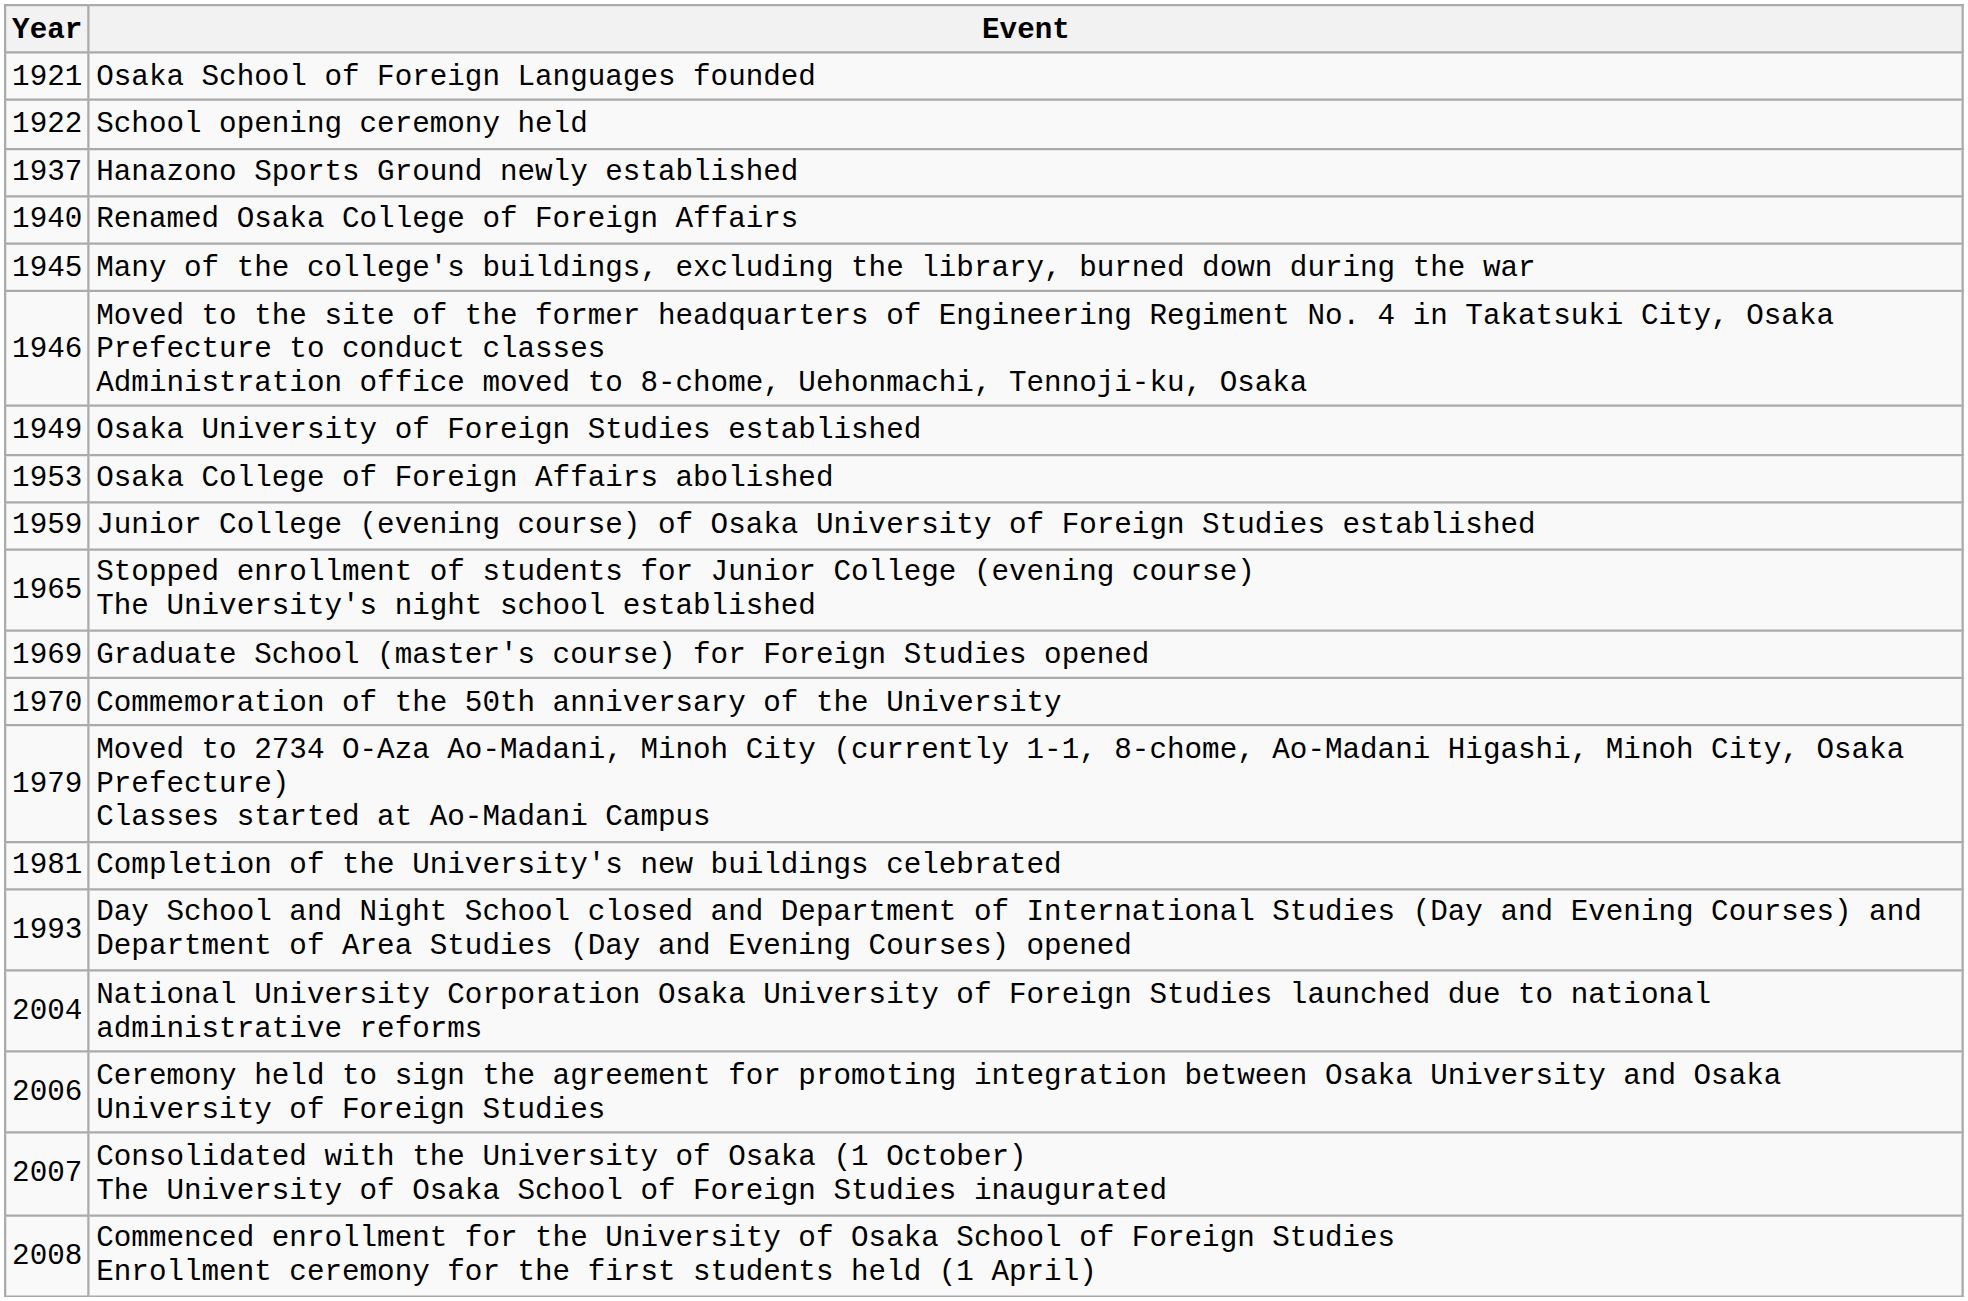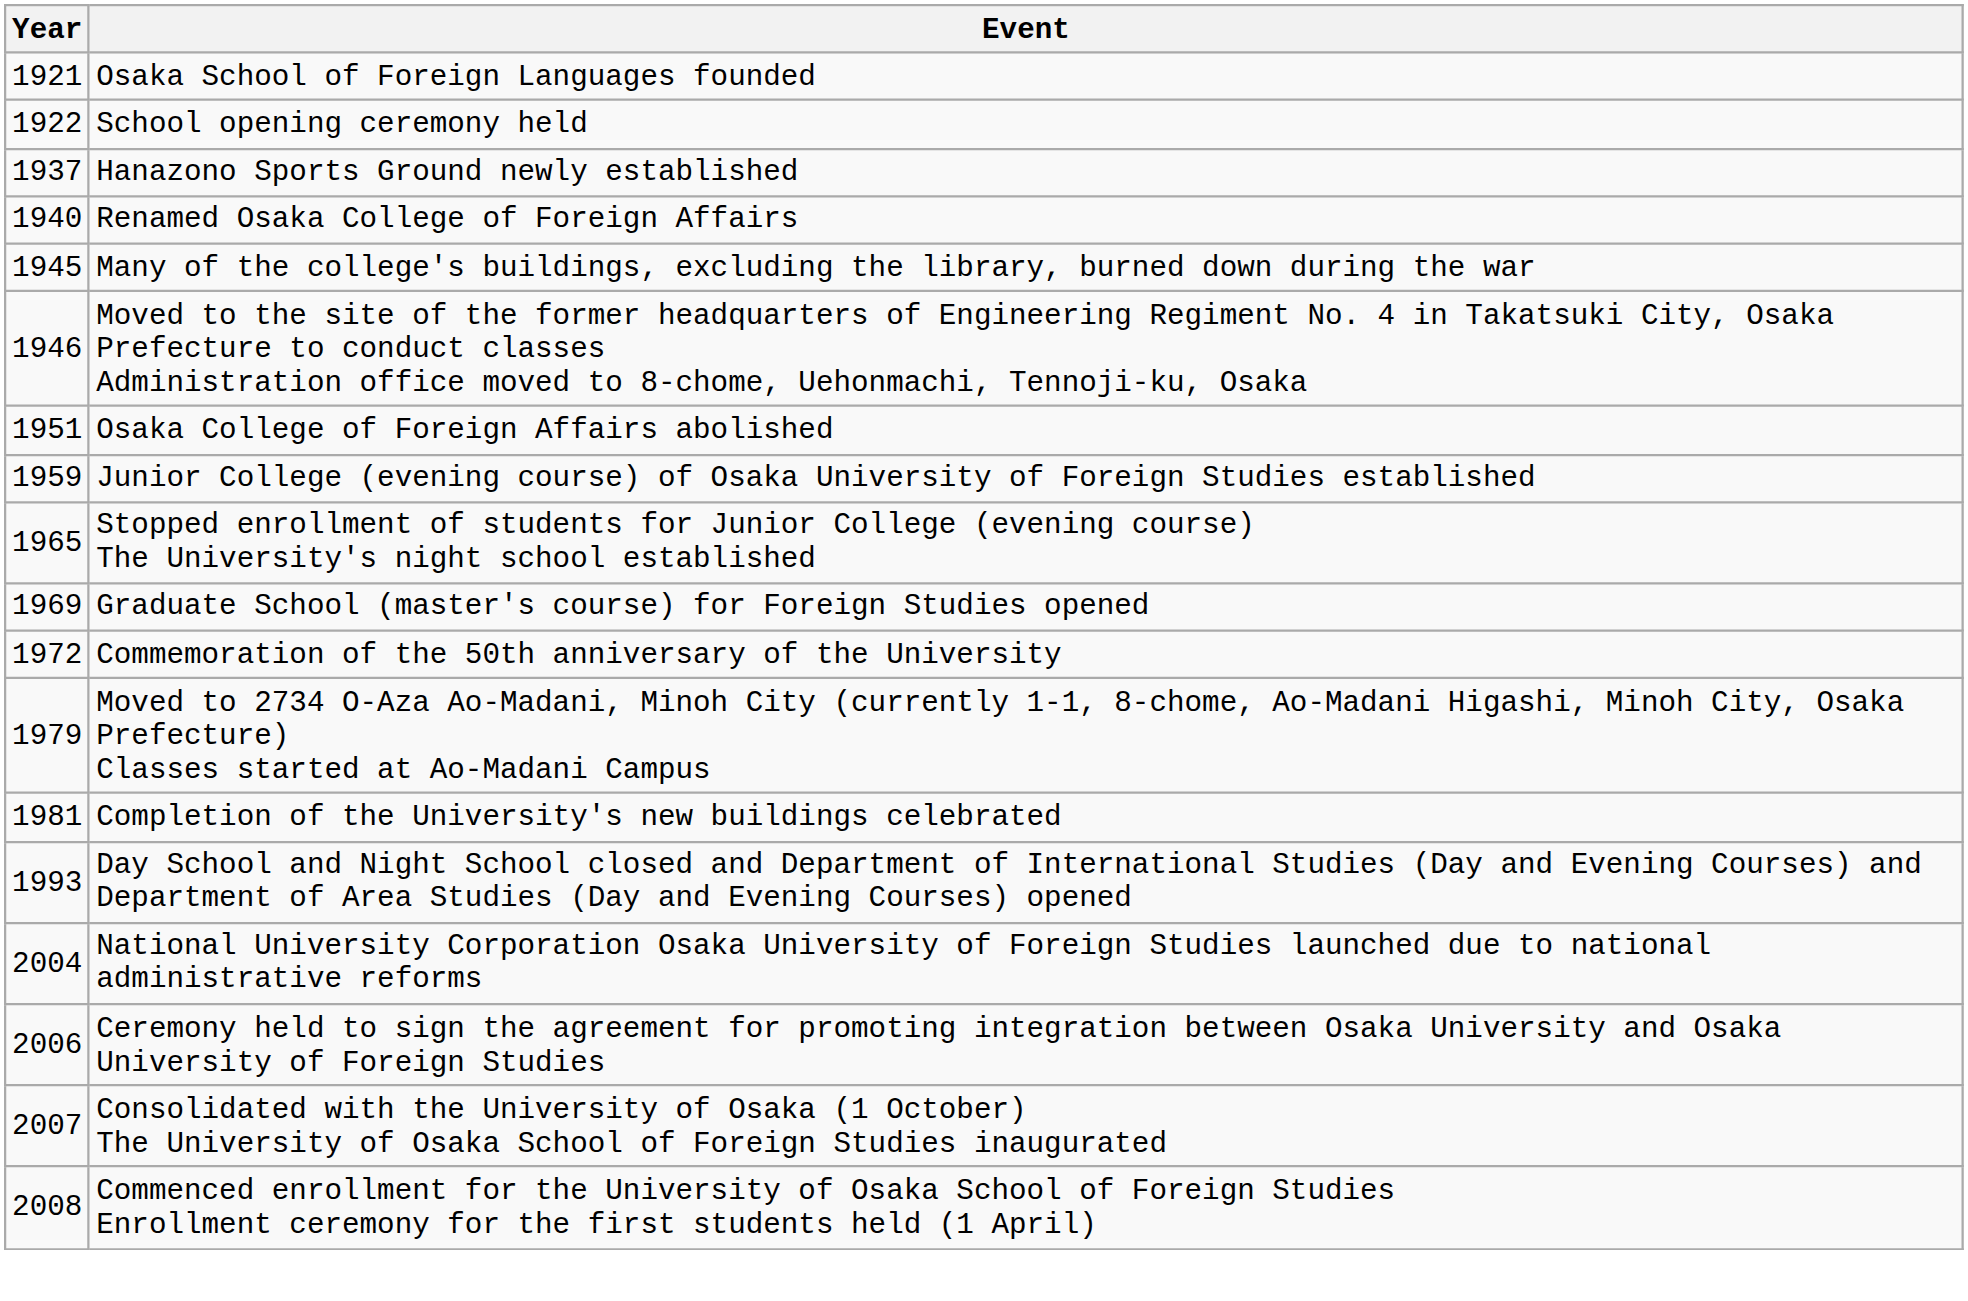- row: (509, 430)
(47, 478) 1953 -> (47, 430) 1951
(47, 702) 1970 -> (47, 655) 1972
